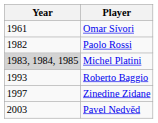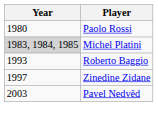- row: (109, 28)
(17, 45) 1982 -> (17, 28) 1980
